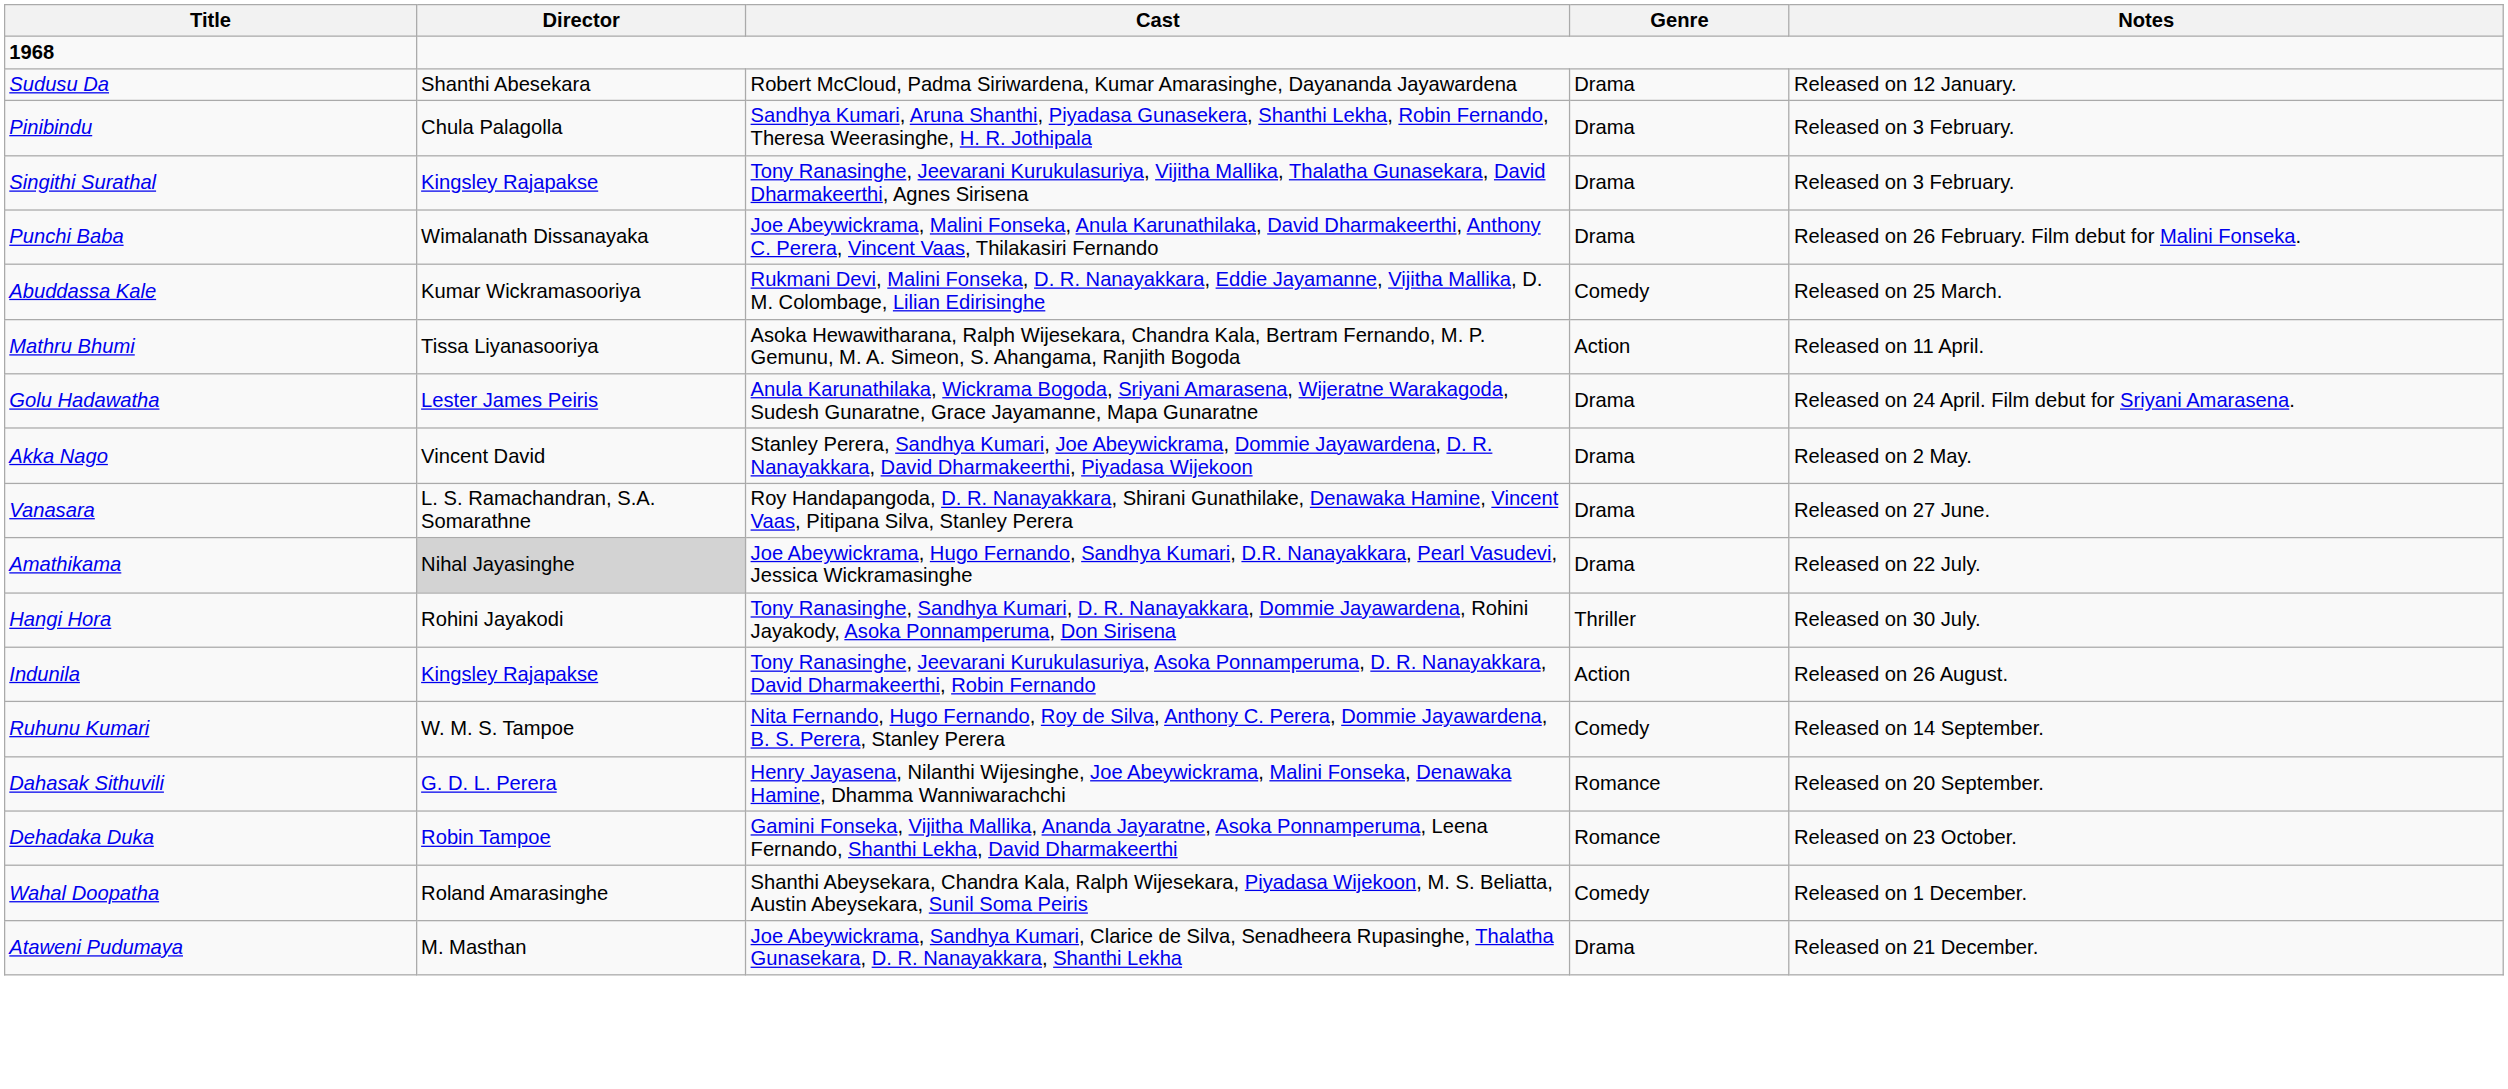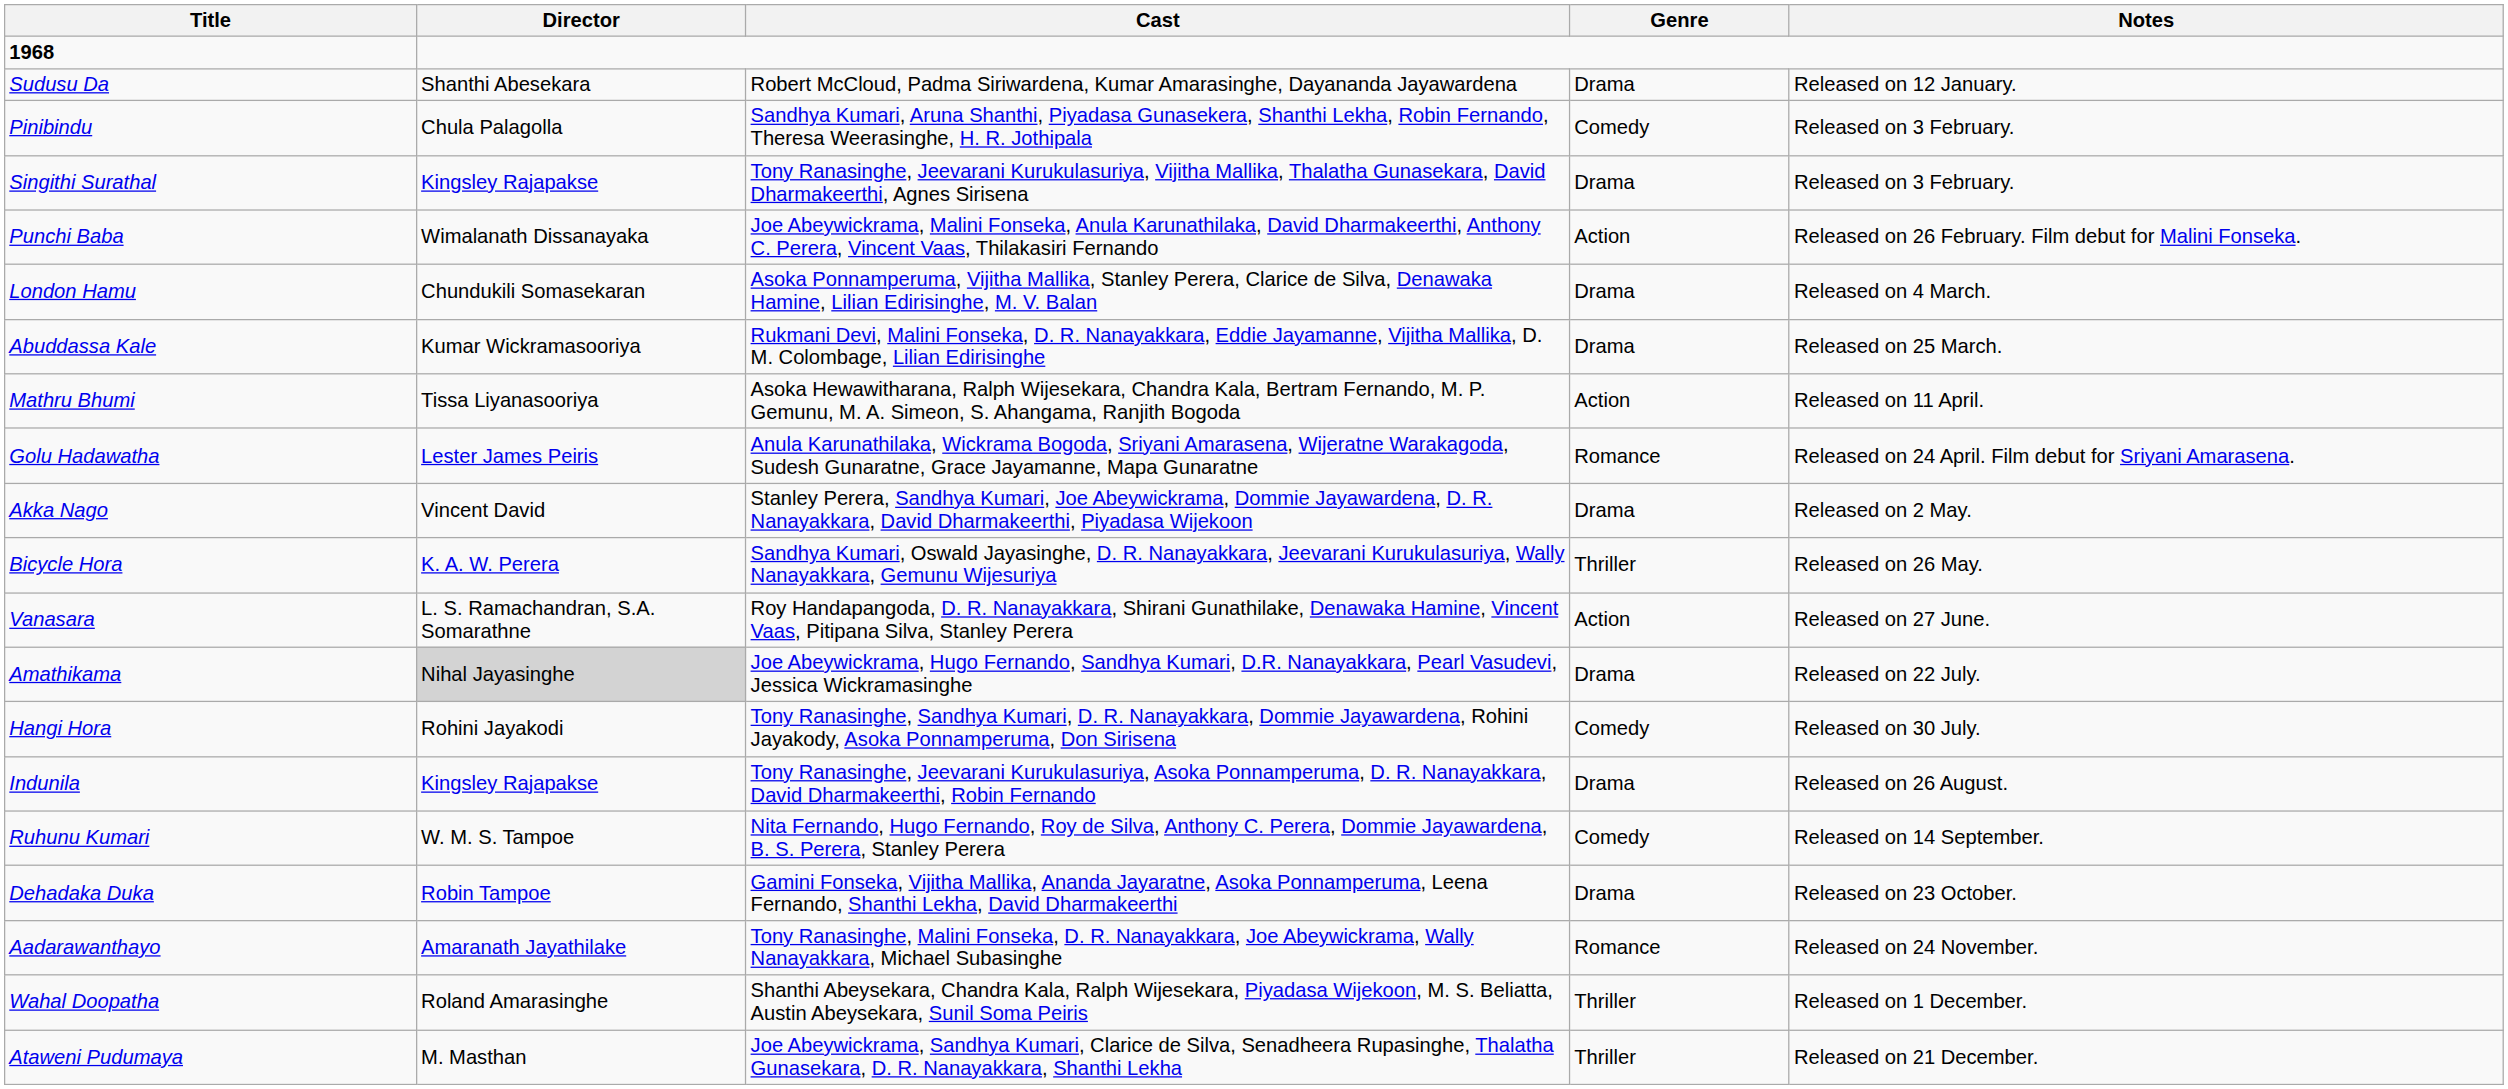(1605, 127) Drama -> (1612, 127) Comedy
(1605, 237) Drama -> (1602, 237) Action
+ row: (73, 291)
(1612, 291) Comedy -> (1605, 346) Drama
(1605, 401) Drama -> (1617, 455) Romance
+ row: (66, 564)
(1605, 510) Drama -> (1602, 619) Action
(1605, 619) Thriller -> (1612, 728) Comedy
(1602, 674) Action -> (1605, 783) Drama
- row: (87, 783)
(1617, 838) Romance -> (1605, 892) Drama
+ row: (85, 947)
(1612, 892) Comedy -> (1605, 1002) Thriller
(1605, 947) Drama -> (1605, 1056) Thriller
